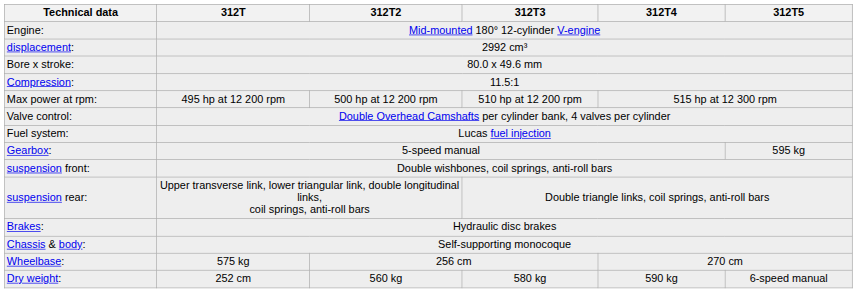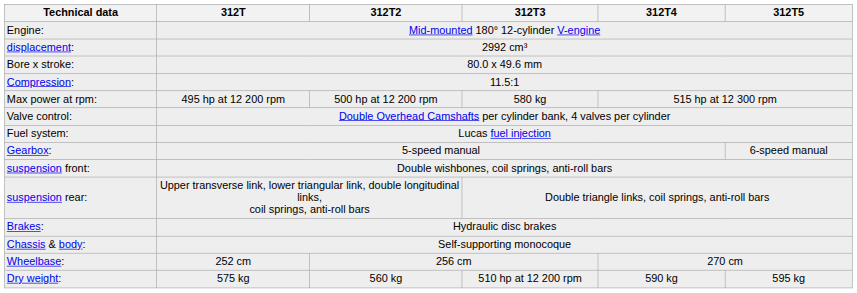(530, 99) 510 hp at 12 200 rpm -> (530, 99) 580 kg
(789, 151) 595 kg -> (789, 151) 6-speed manual
(233, 261) 575 kg -> (233, 261) 252 cm
(233, 279) 252 cm -> (233, 279) 575 kg
(530, 279) 580 kg -> (530, 279) 510 hp at 12 200 rpm
(789, 279) 6-speed manual -> (789, 279) 595 kg
